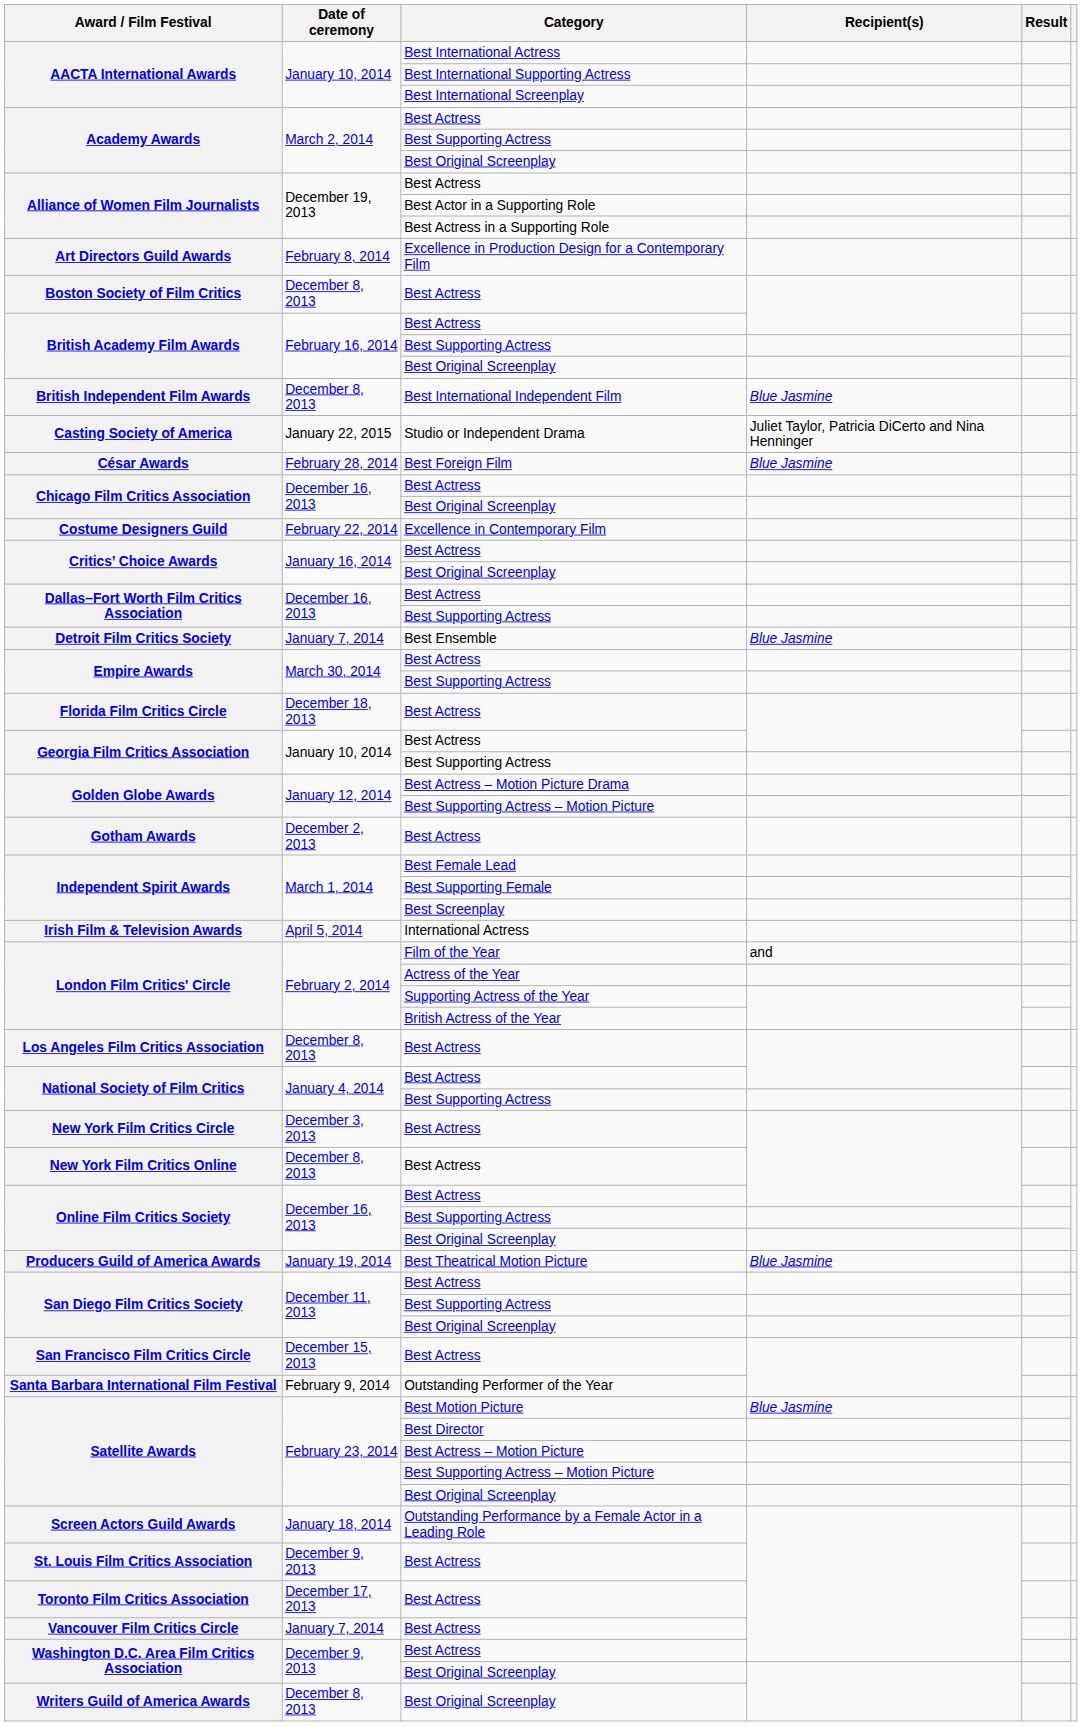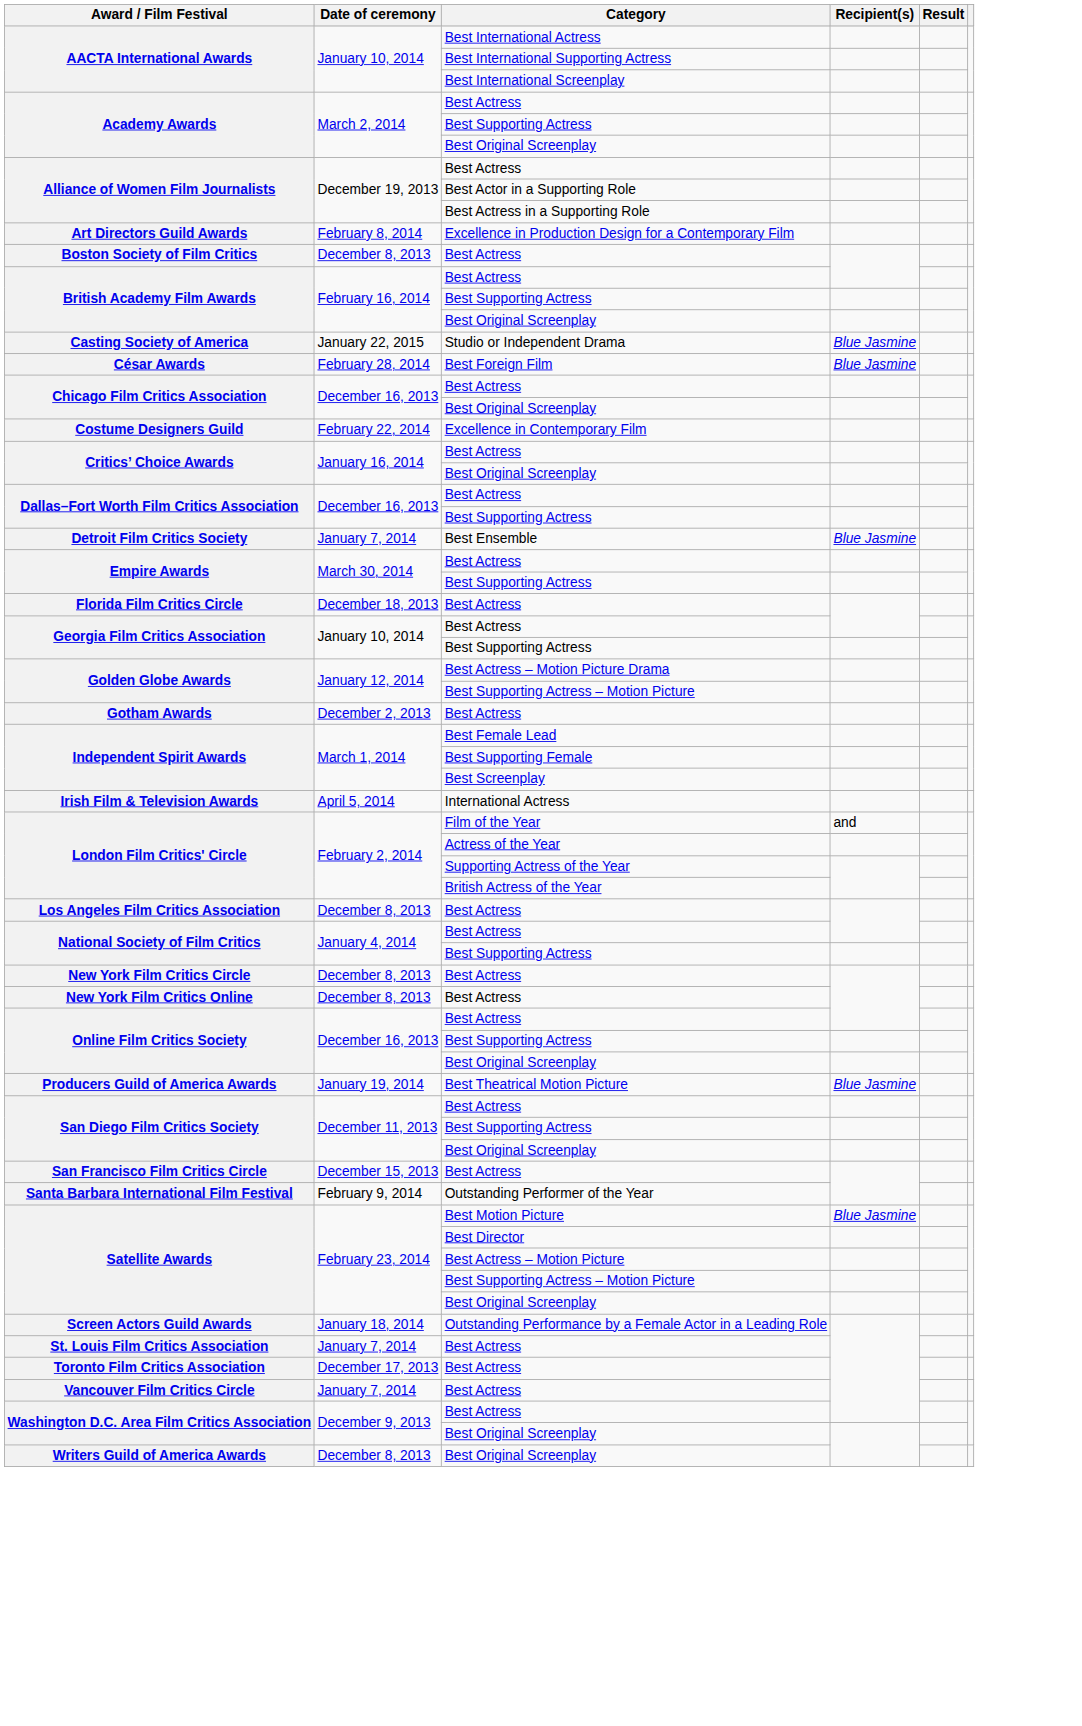- row: (143, 396)
(867, 434) Juliet Taylor, Patricia DiCerto and Nina Henninger -> (875, 342) Blue Jasmine
(325, 1129) December 3, 2013 -> (374, 975) December 8, 2013
(325, 1561) December 9, 2013 -> (367, 1346) January 7, 2014
